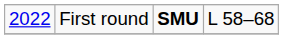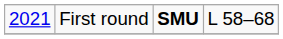(30, 19) 2022 -> (30, 19) 2021
